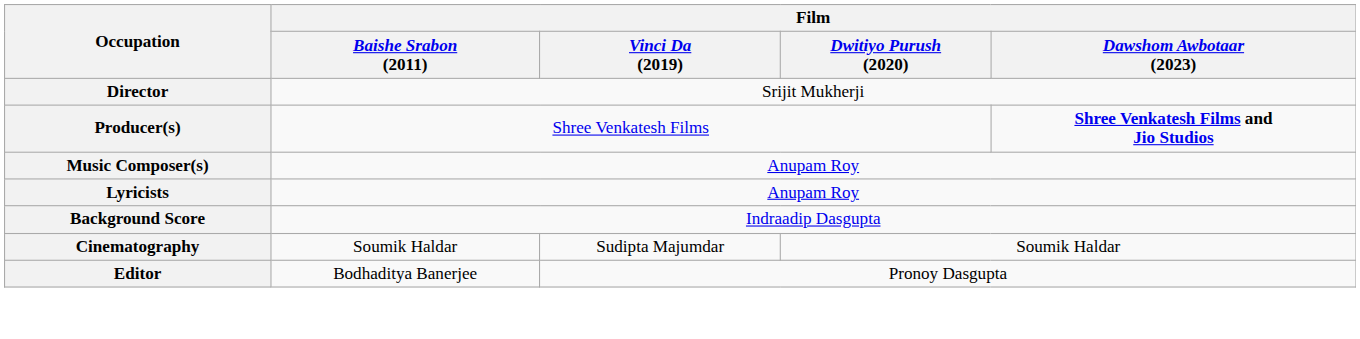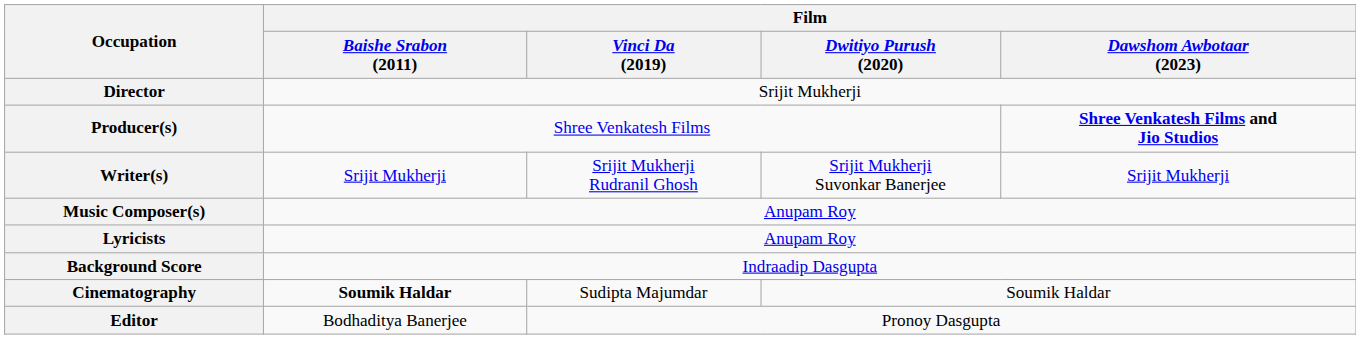+ row: (134, 174)
(405, 246) normal -> (395, 293) bold
